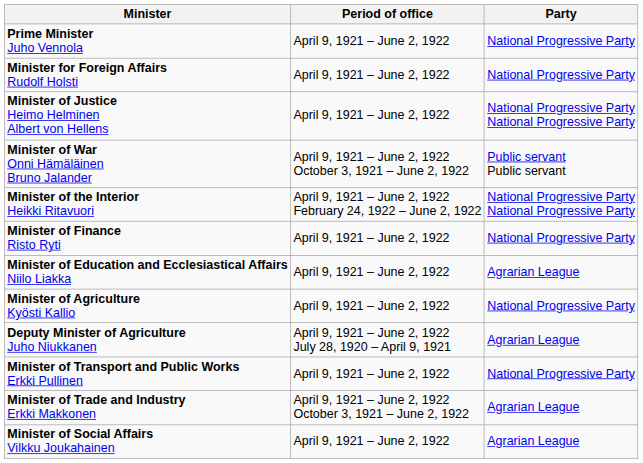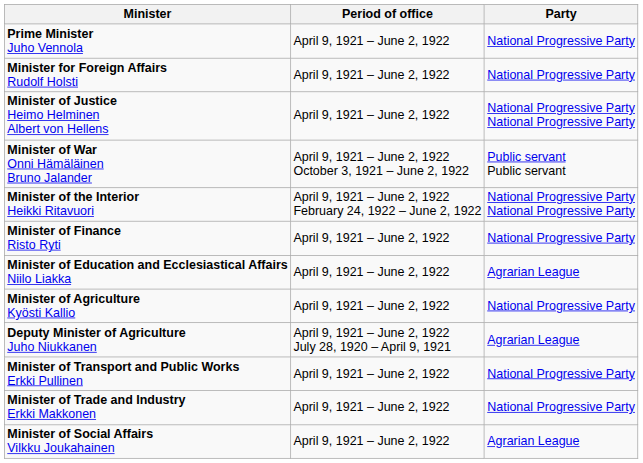(381, 407) April 9, 1921 – June 2, 1922 October 3, 1921 – June 2, 1922 -> (372, 407) April 9, 1921 – June 2, 1922
(533, 407) Agrarian League -> (561, 407) National Progressive Party
